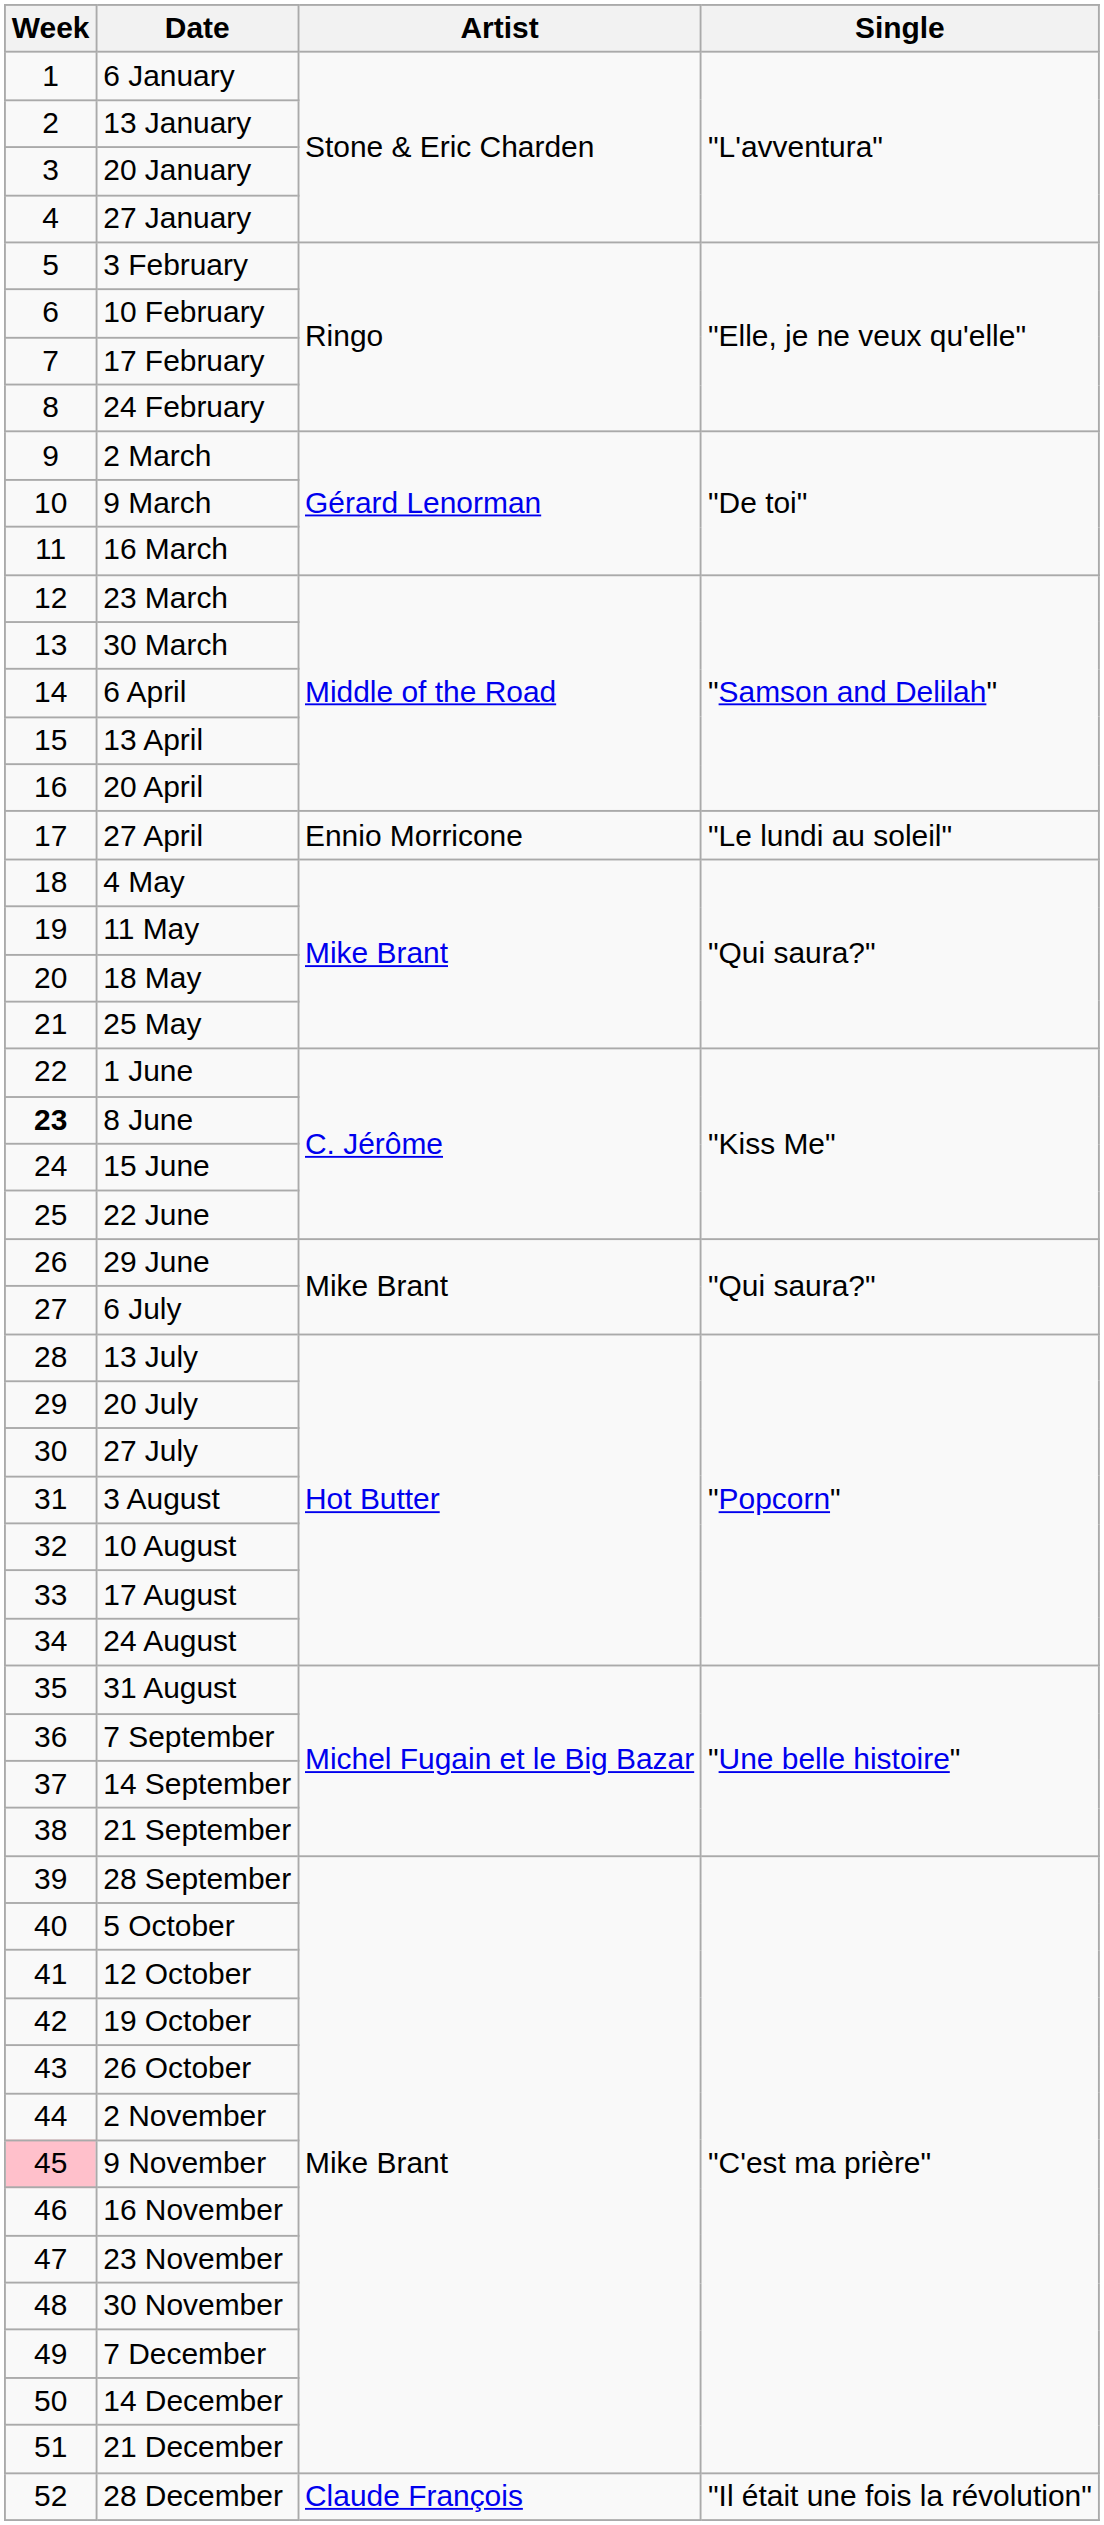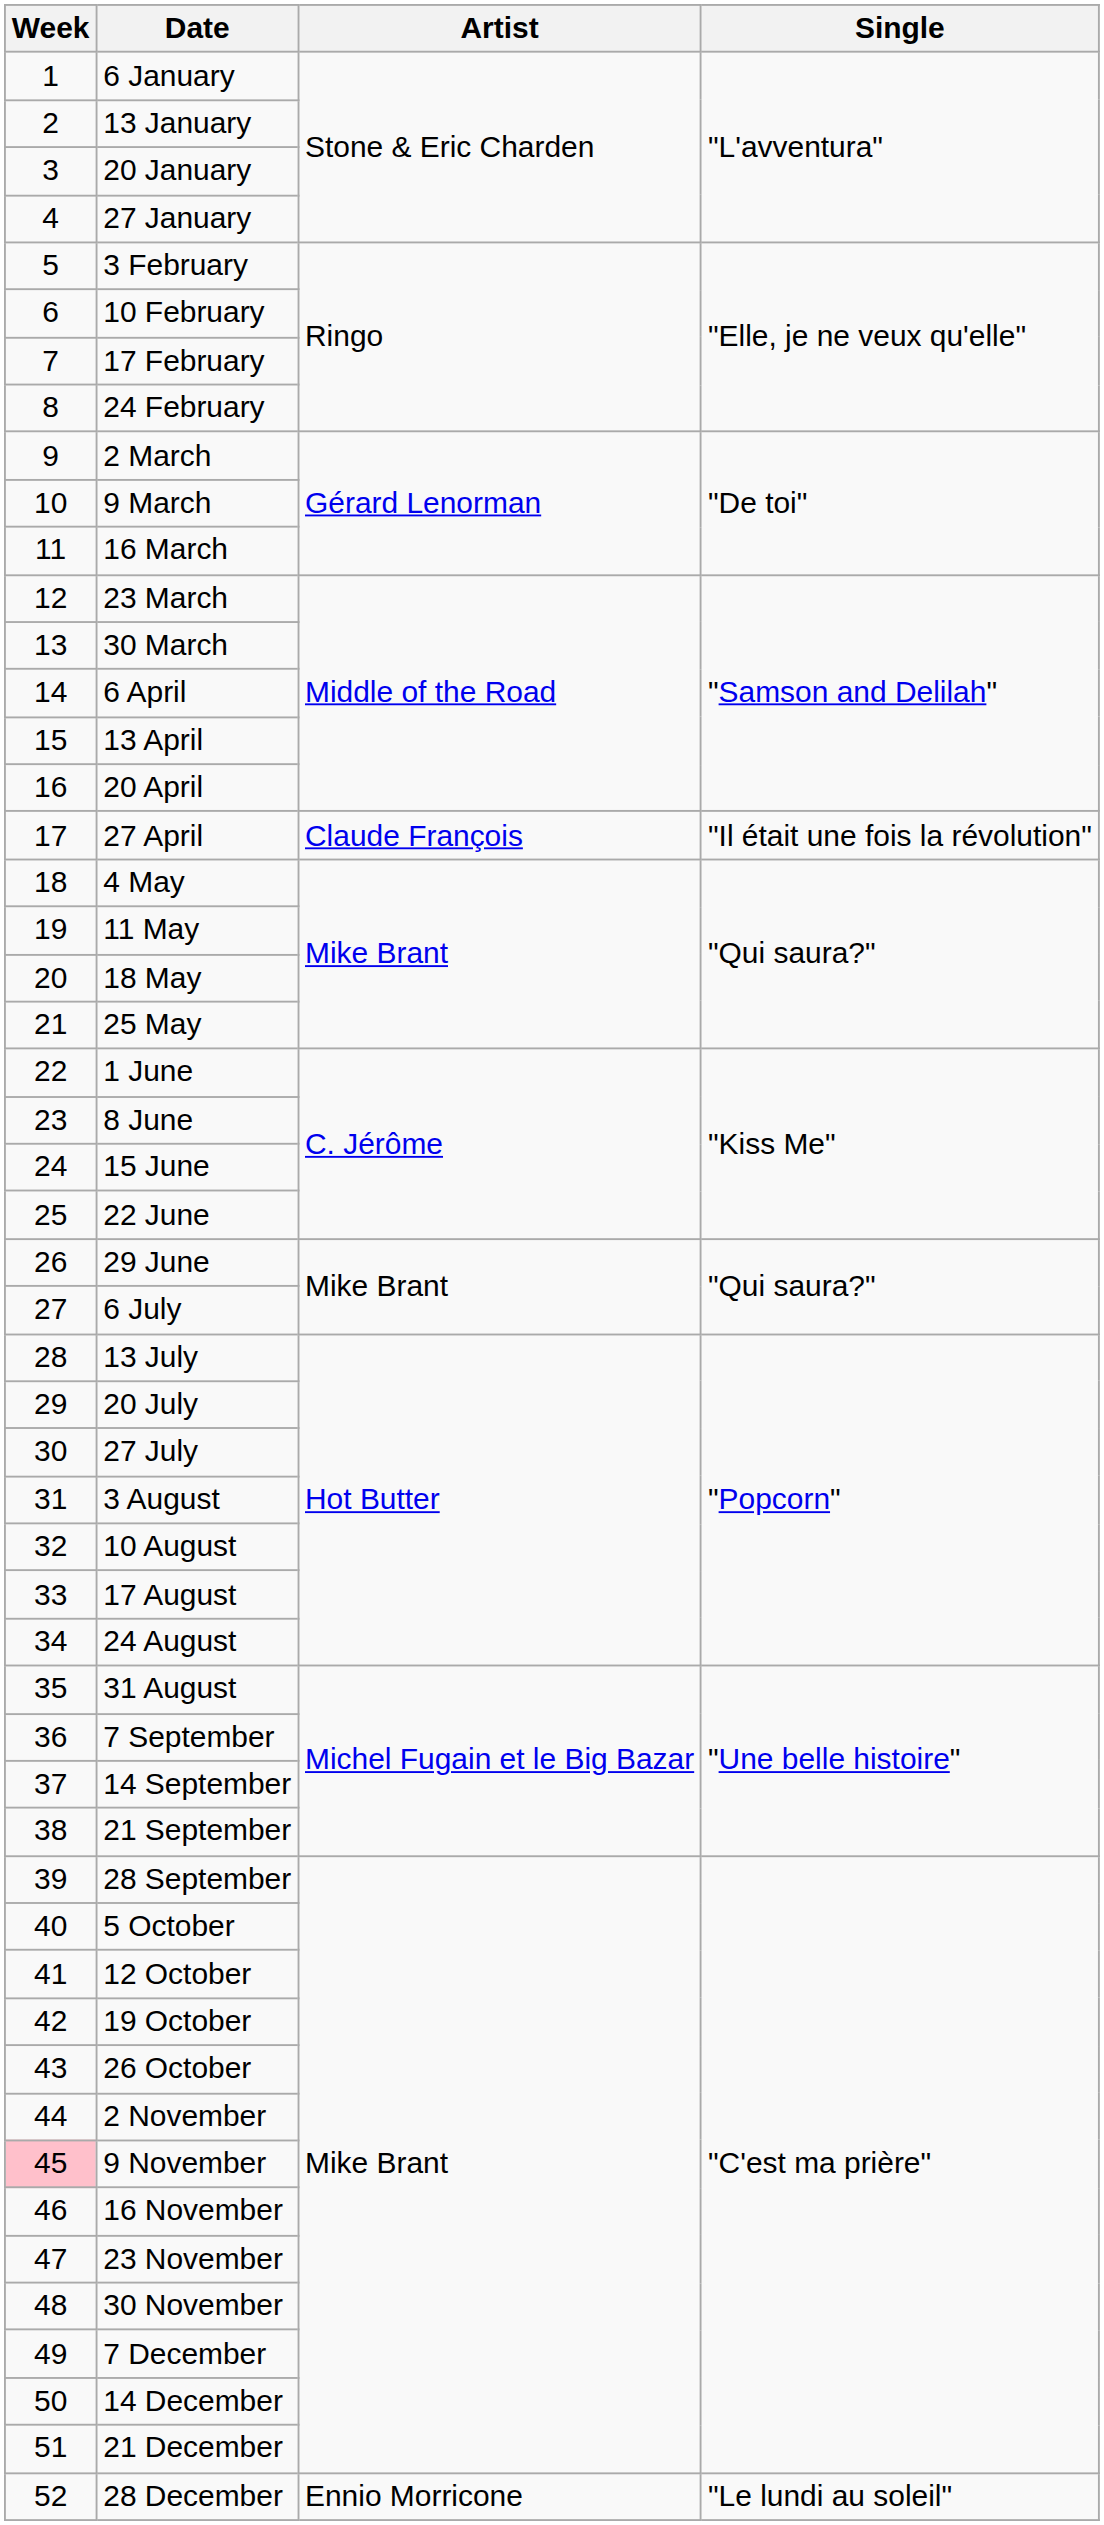(414, 834) Ennio Morricone -> (414, 834) Claude François
(830, 834) "Le lundi au soleil" -> (900, 834) "Il était une fois la révolution"
(51, 1119) bold -> (51, 1119) normal
(414, 2495) Claude François -> (414, 2495) Ennio Morricone
(900, 2495) "Il était une fois la révolution" -> (830, 2495) "Le lundi au soleil"
